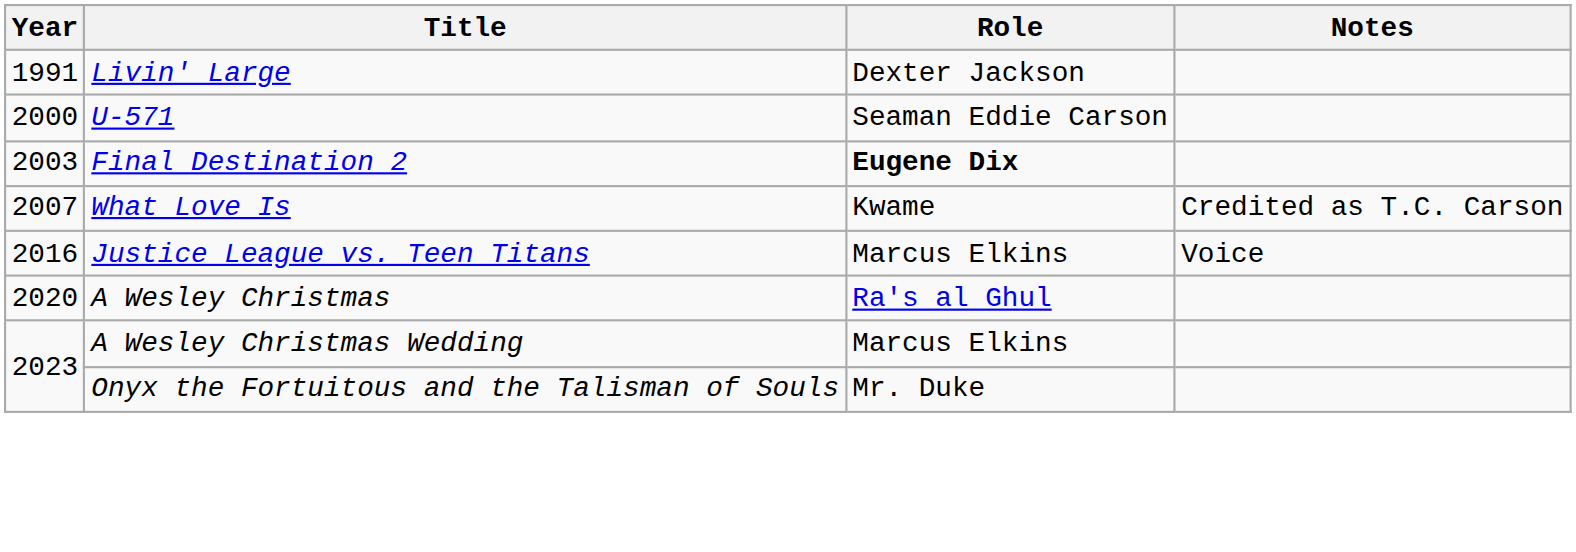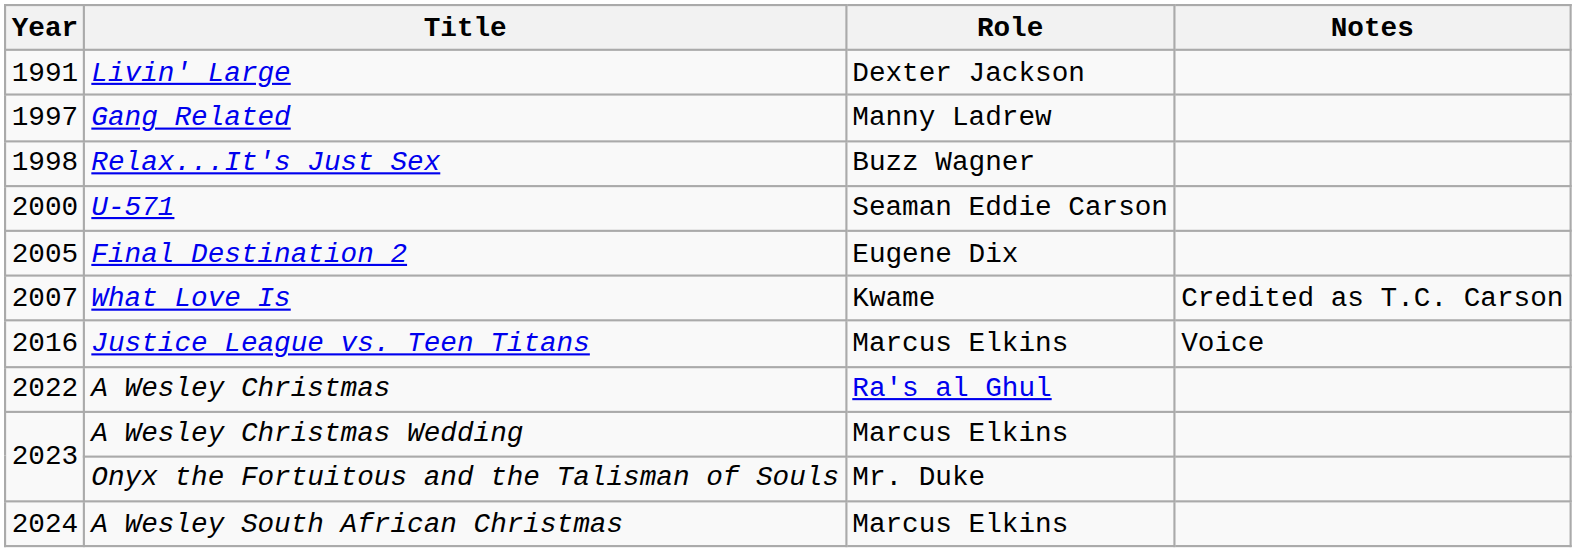+ row: (191, 118)
+ row: (266, 163)
(45, 163) 2003 -> (45, 253) 2005
(935, 163) bold -> (935, 253) normal
(45, 298) 2020 -> (45, 389) 2022
+ row: (357, 524)
